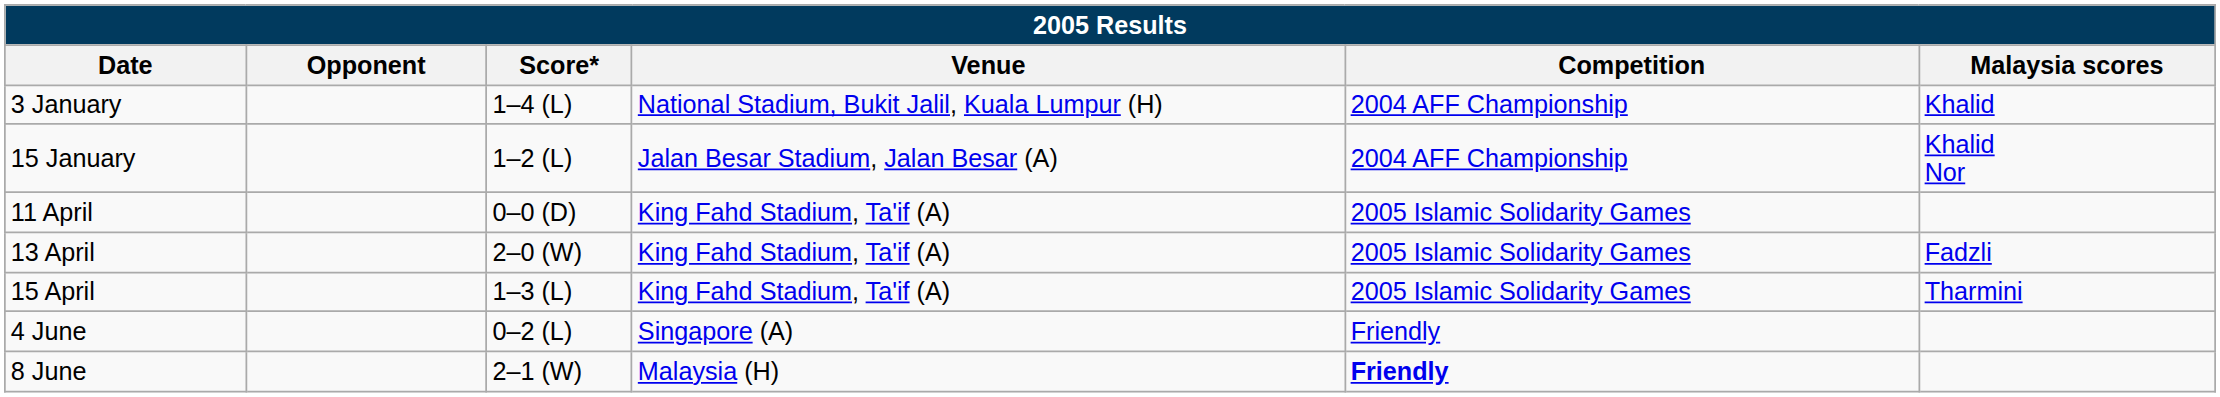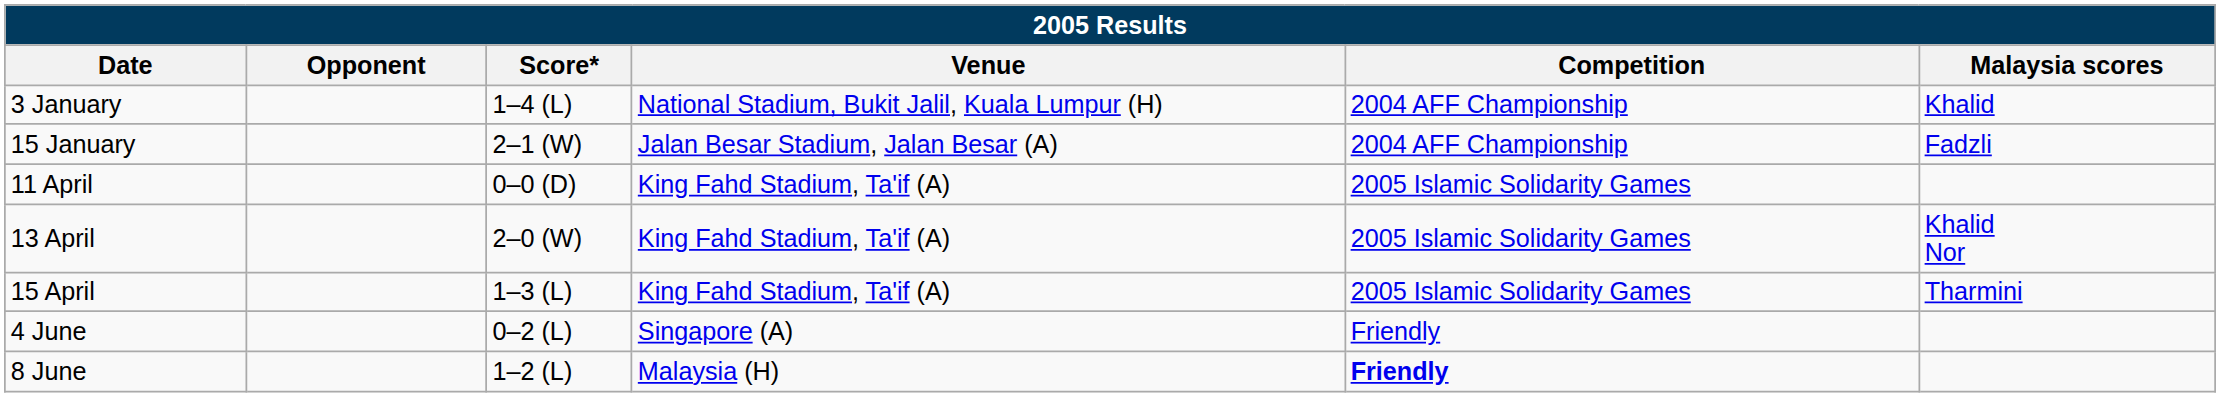(532, 159) 1–2 (L) -> (537, 145) 2–1 (W)
(1960, 159) Khalid Nor -> (1958, 145) Fadzli
(1958, 252) Fadzli -> (1960, 238) Khalid Nor
(537, 372) 2–1 (W) -> (532, 372) 1–2 (L)
